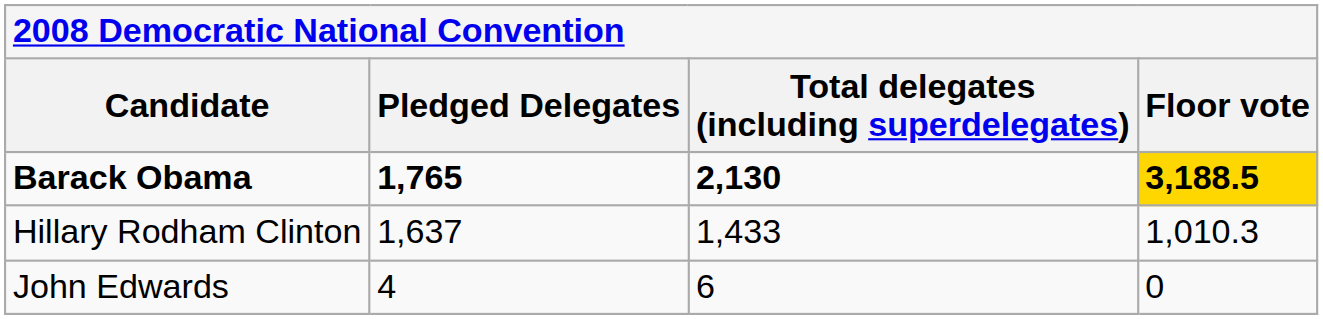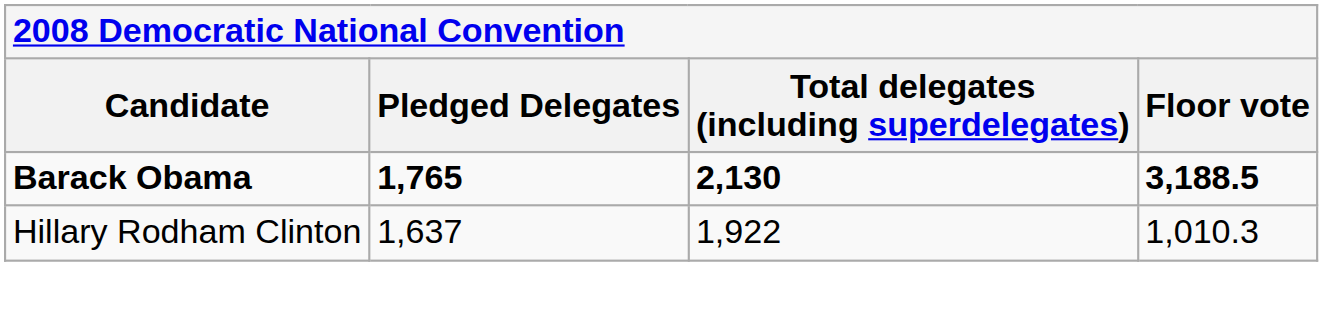(1202, 177) gold background -> (1202, 177) no background
(739, 232) 1,433 -> (739, 232) 1,922
- row: (121, 286)
